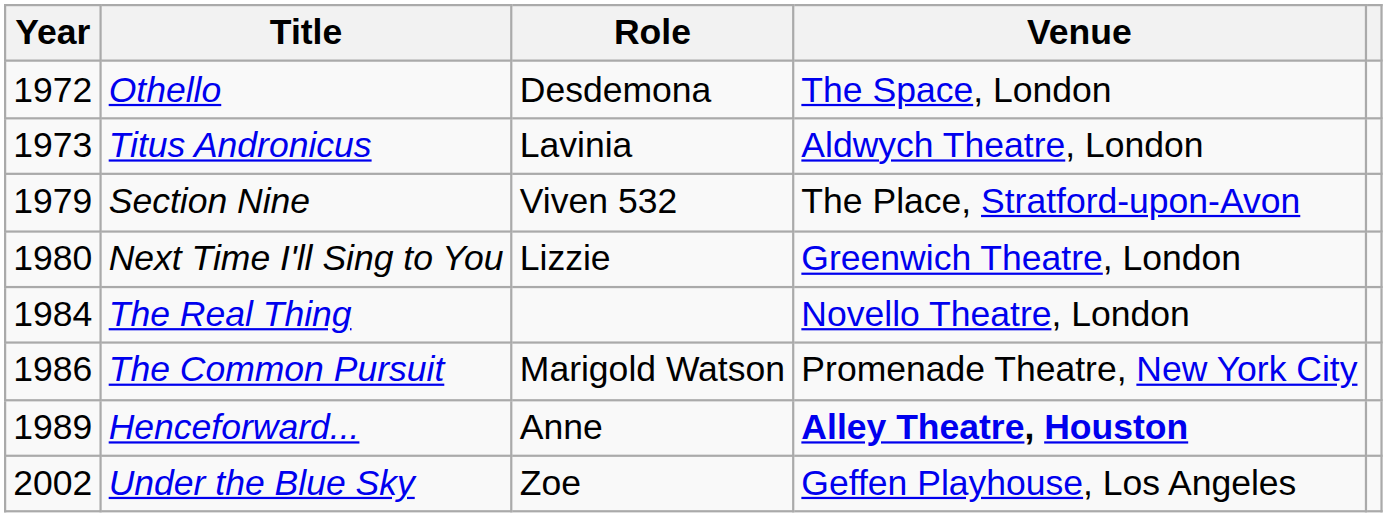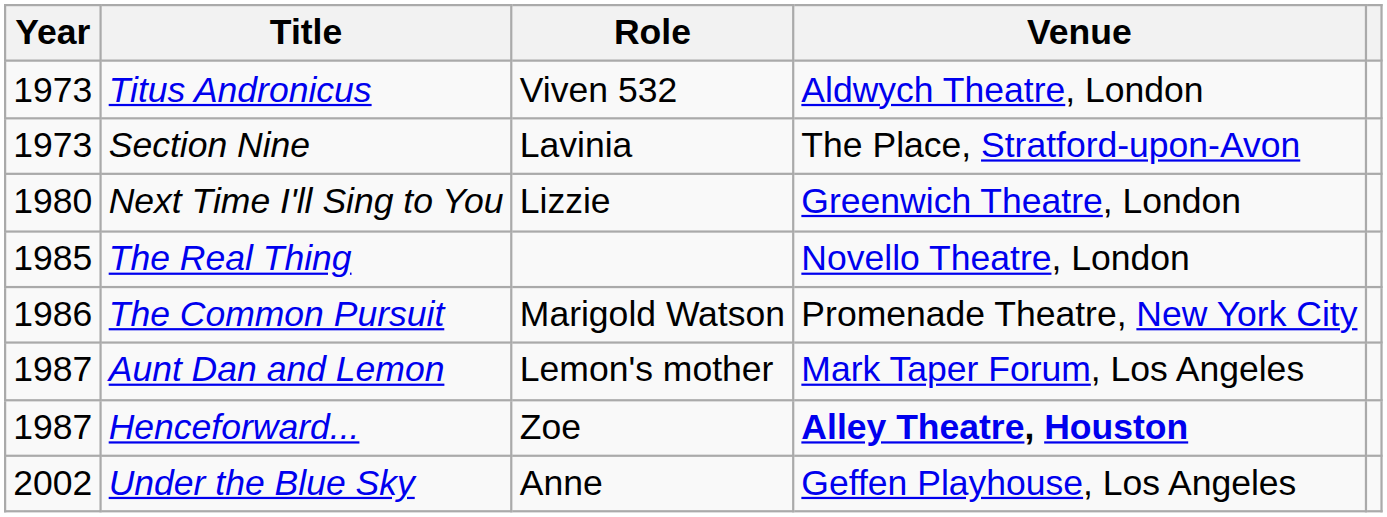- row: (165, 88)
(576, 145) Lavinia -> (598, 88) Viven 532
(53, 201) 1979 -> (53, 145) 1973
(598, 201) Viven 532 -> (576, 145) Lavinia
(53, 314) 1984 -> (53, 257) 1985
+ row: (277, 370)
(53, 426) 1989 -> (53, 426) 1987
(561, 426) Anne -> (550, 426) Zoe
(550, 483) Zoe -> (561, 483) Anne
